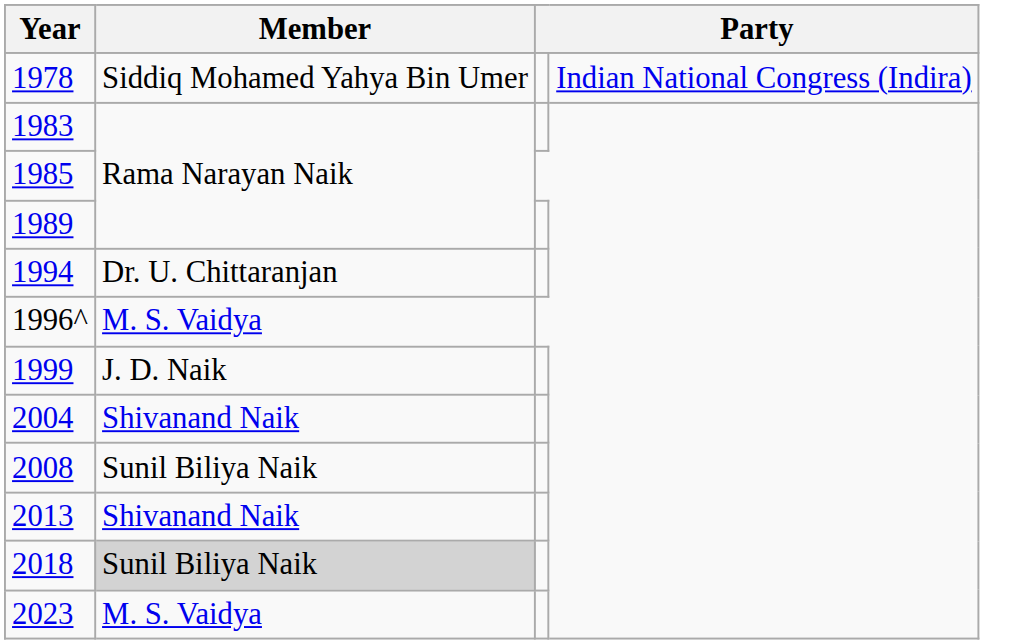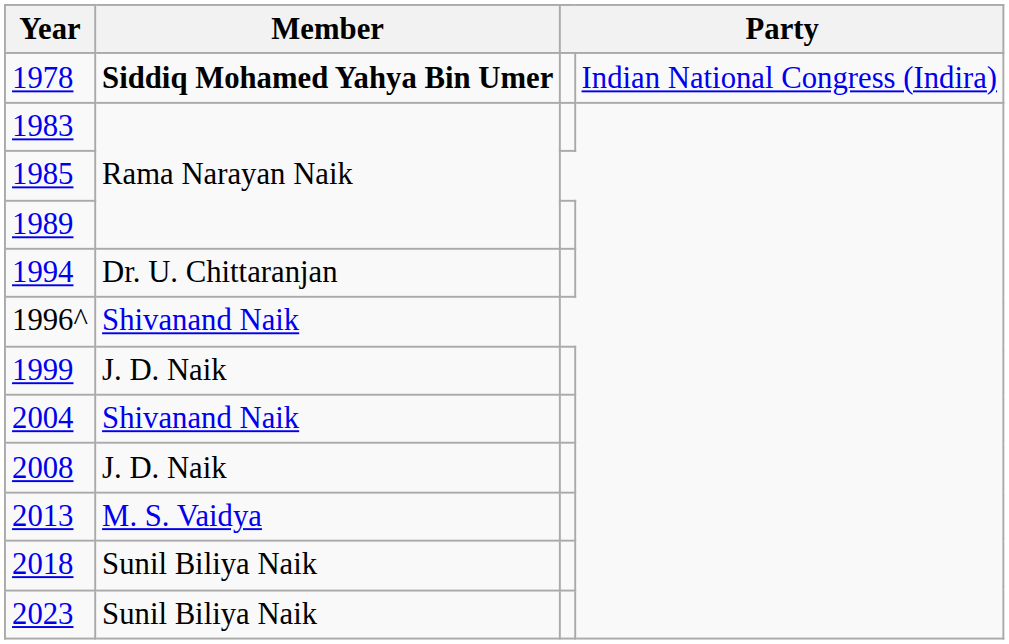(315, 77) normal -> (328, 77) bold
(182, 321) M. S. Vaidya -> (201, 321) Shivanand Naik
(210, 467) Sunil Biliya Naik -> (164, 467) J. D. Naik
(201, 516) Shivanand Naik -> (182, 516) M. S. Vaidya
(210, 564) lightgrey background -> (210, 564) no background
(182, 613) M. S. Vaidya -> (210, 613) Sunil Biliya Naik
